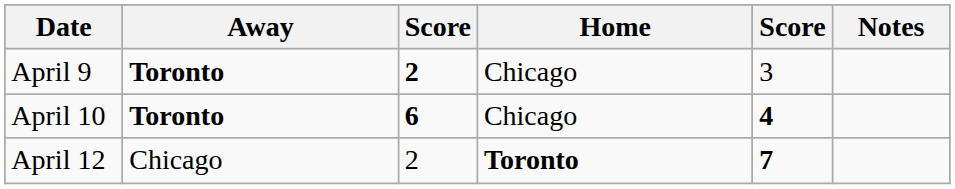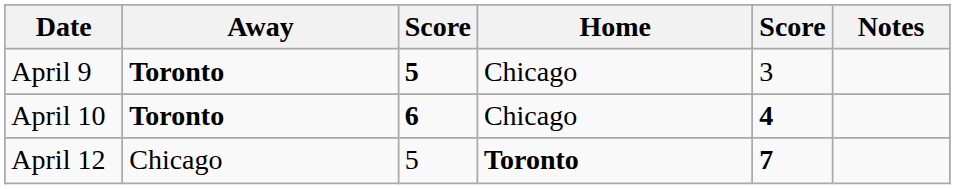(412, 71) 2 -> (412, 71) 5
(412, 159) 2 -> (412, 159) 5
